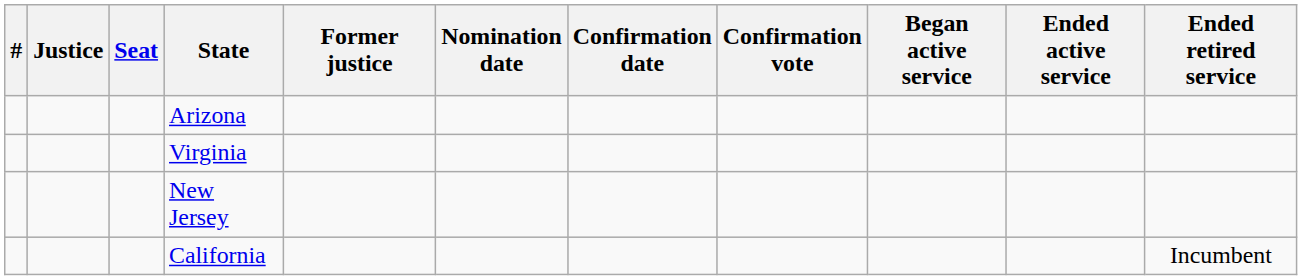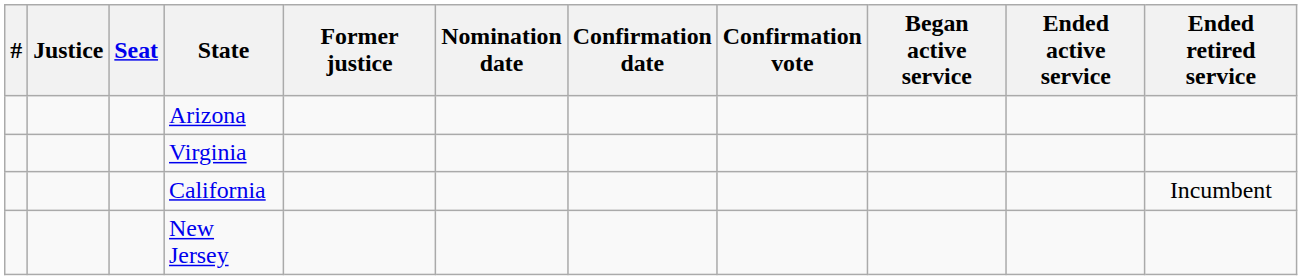rows swapped: (199, 203) <-> (217, 255)
